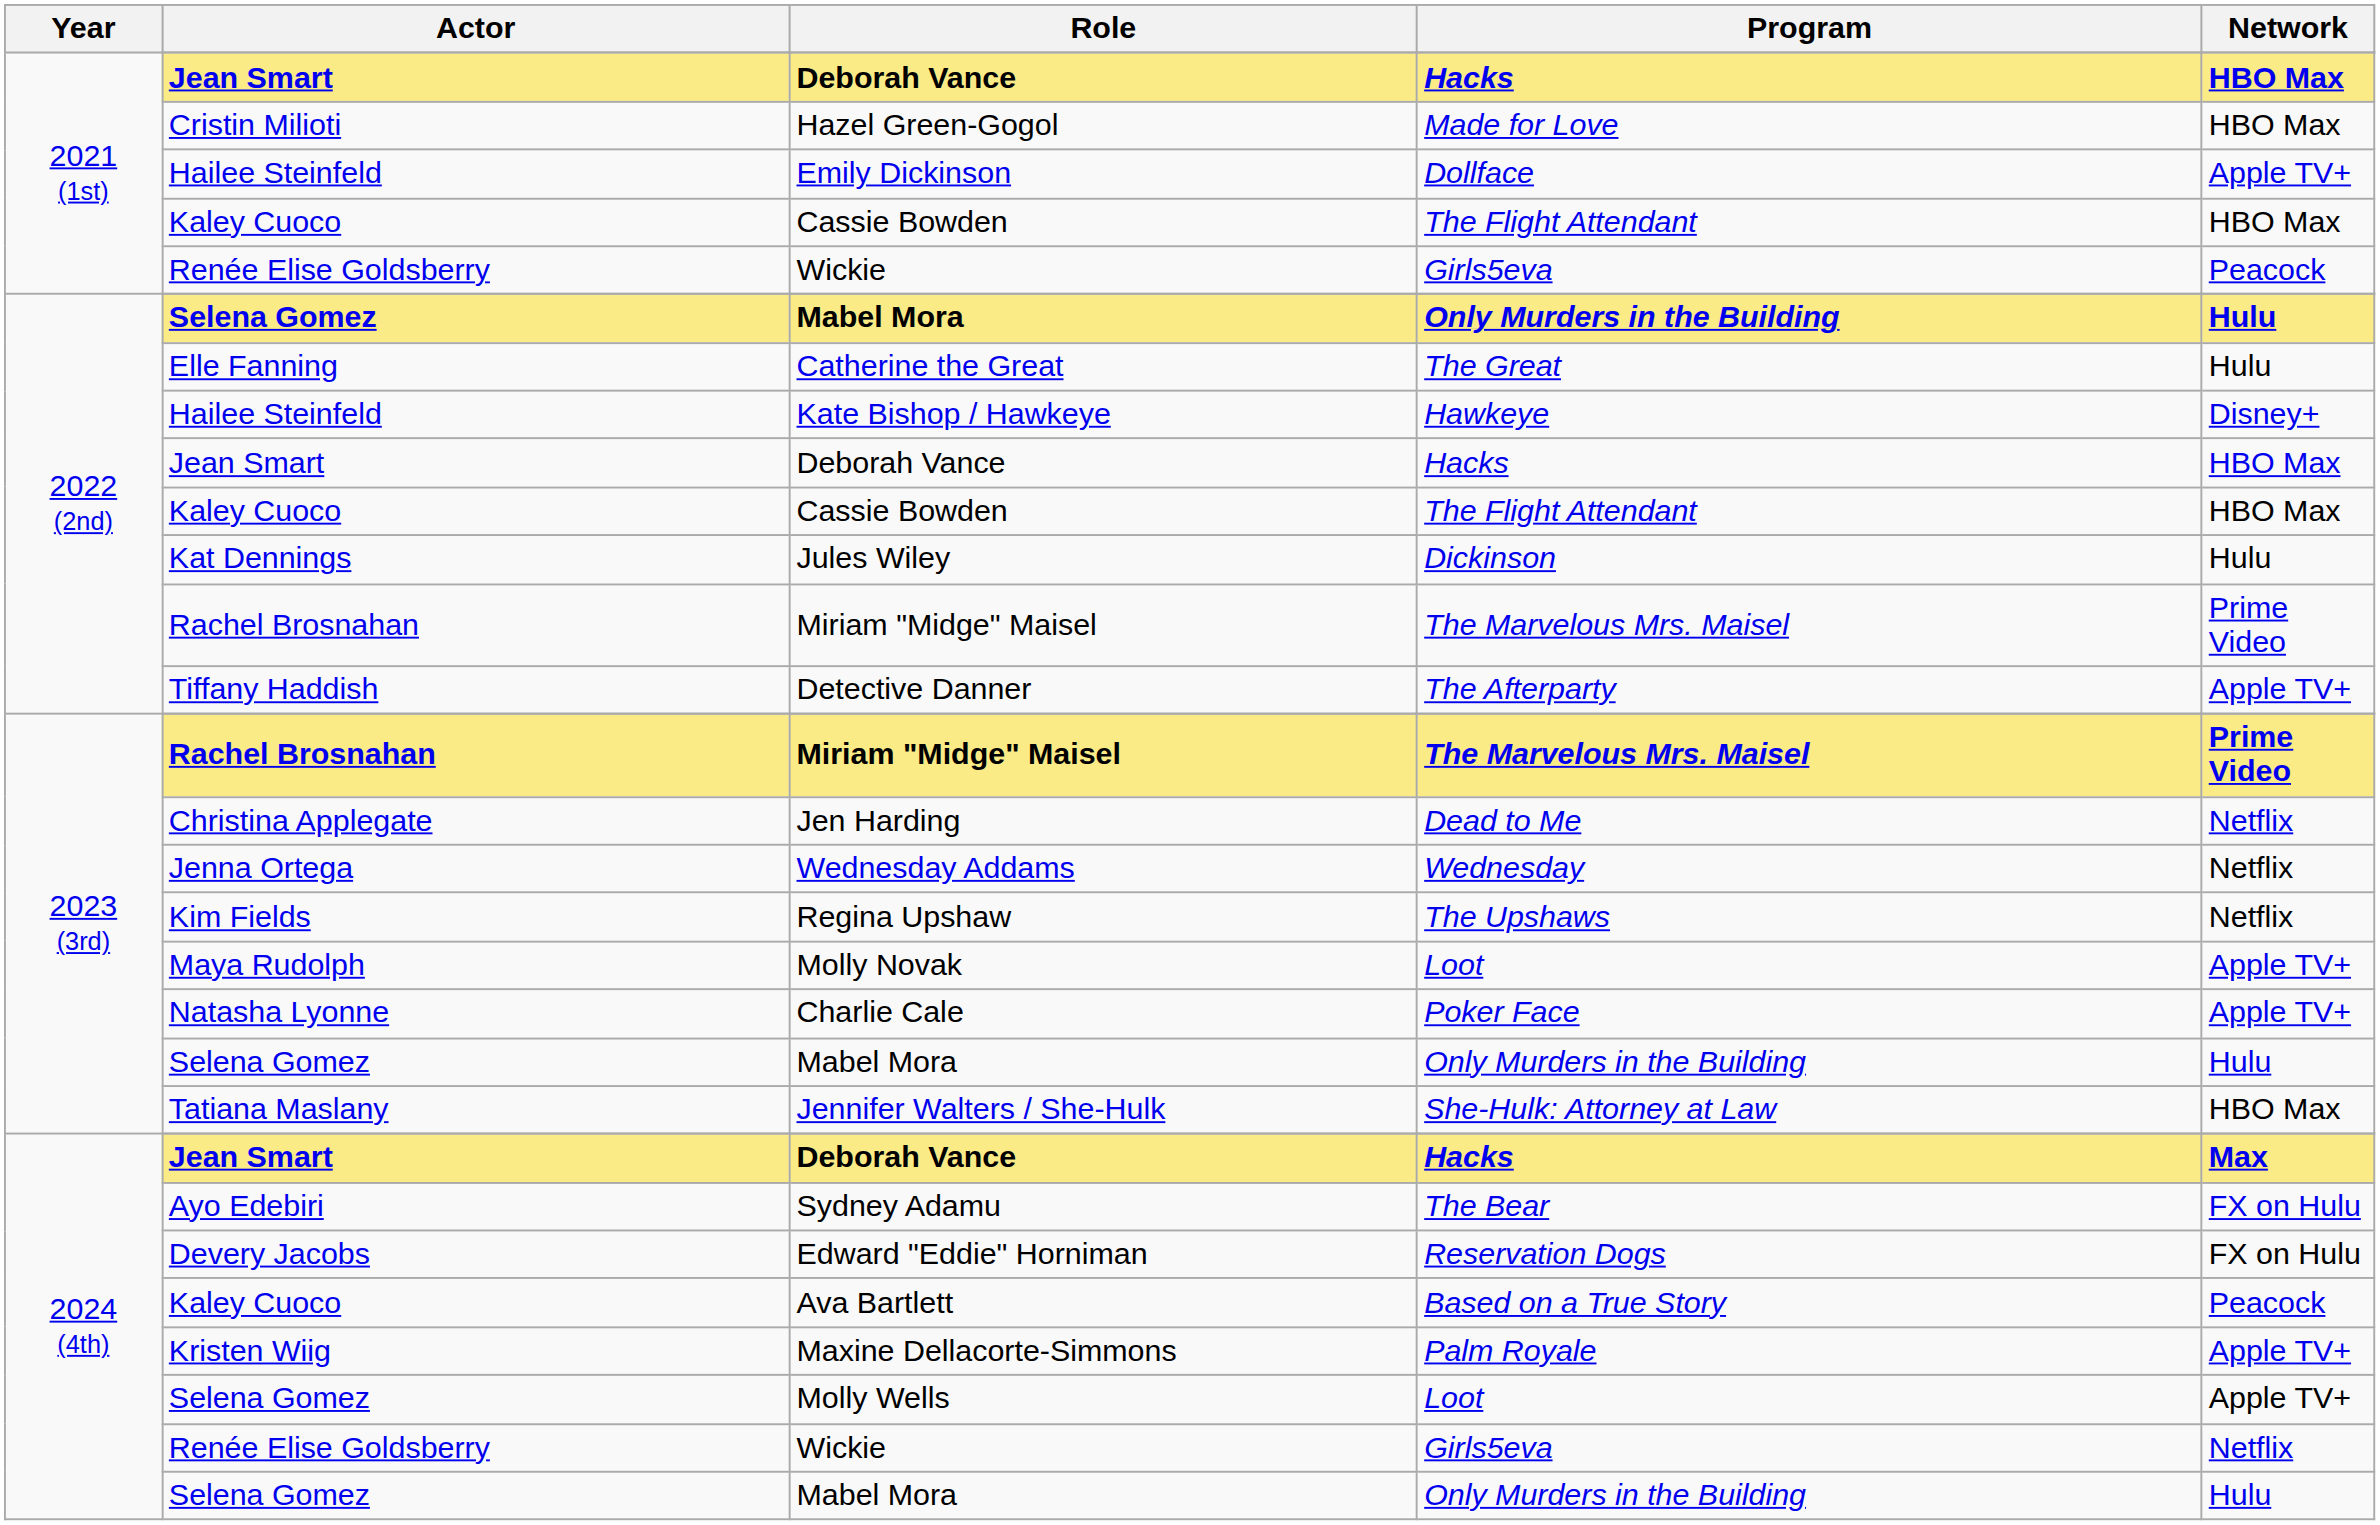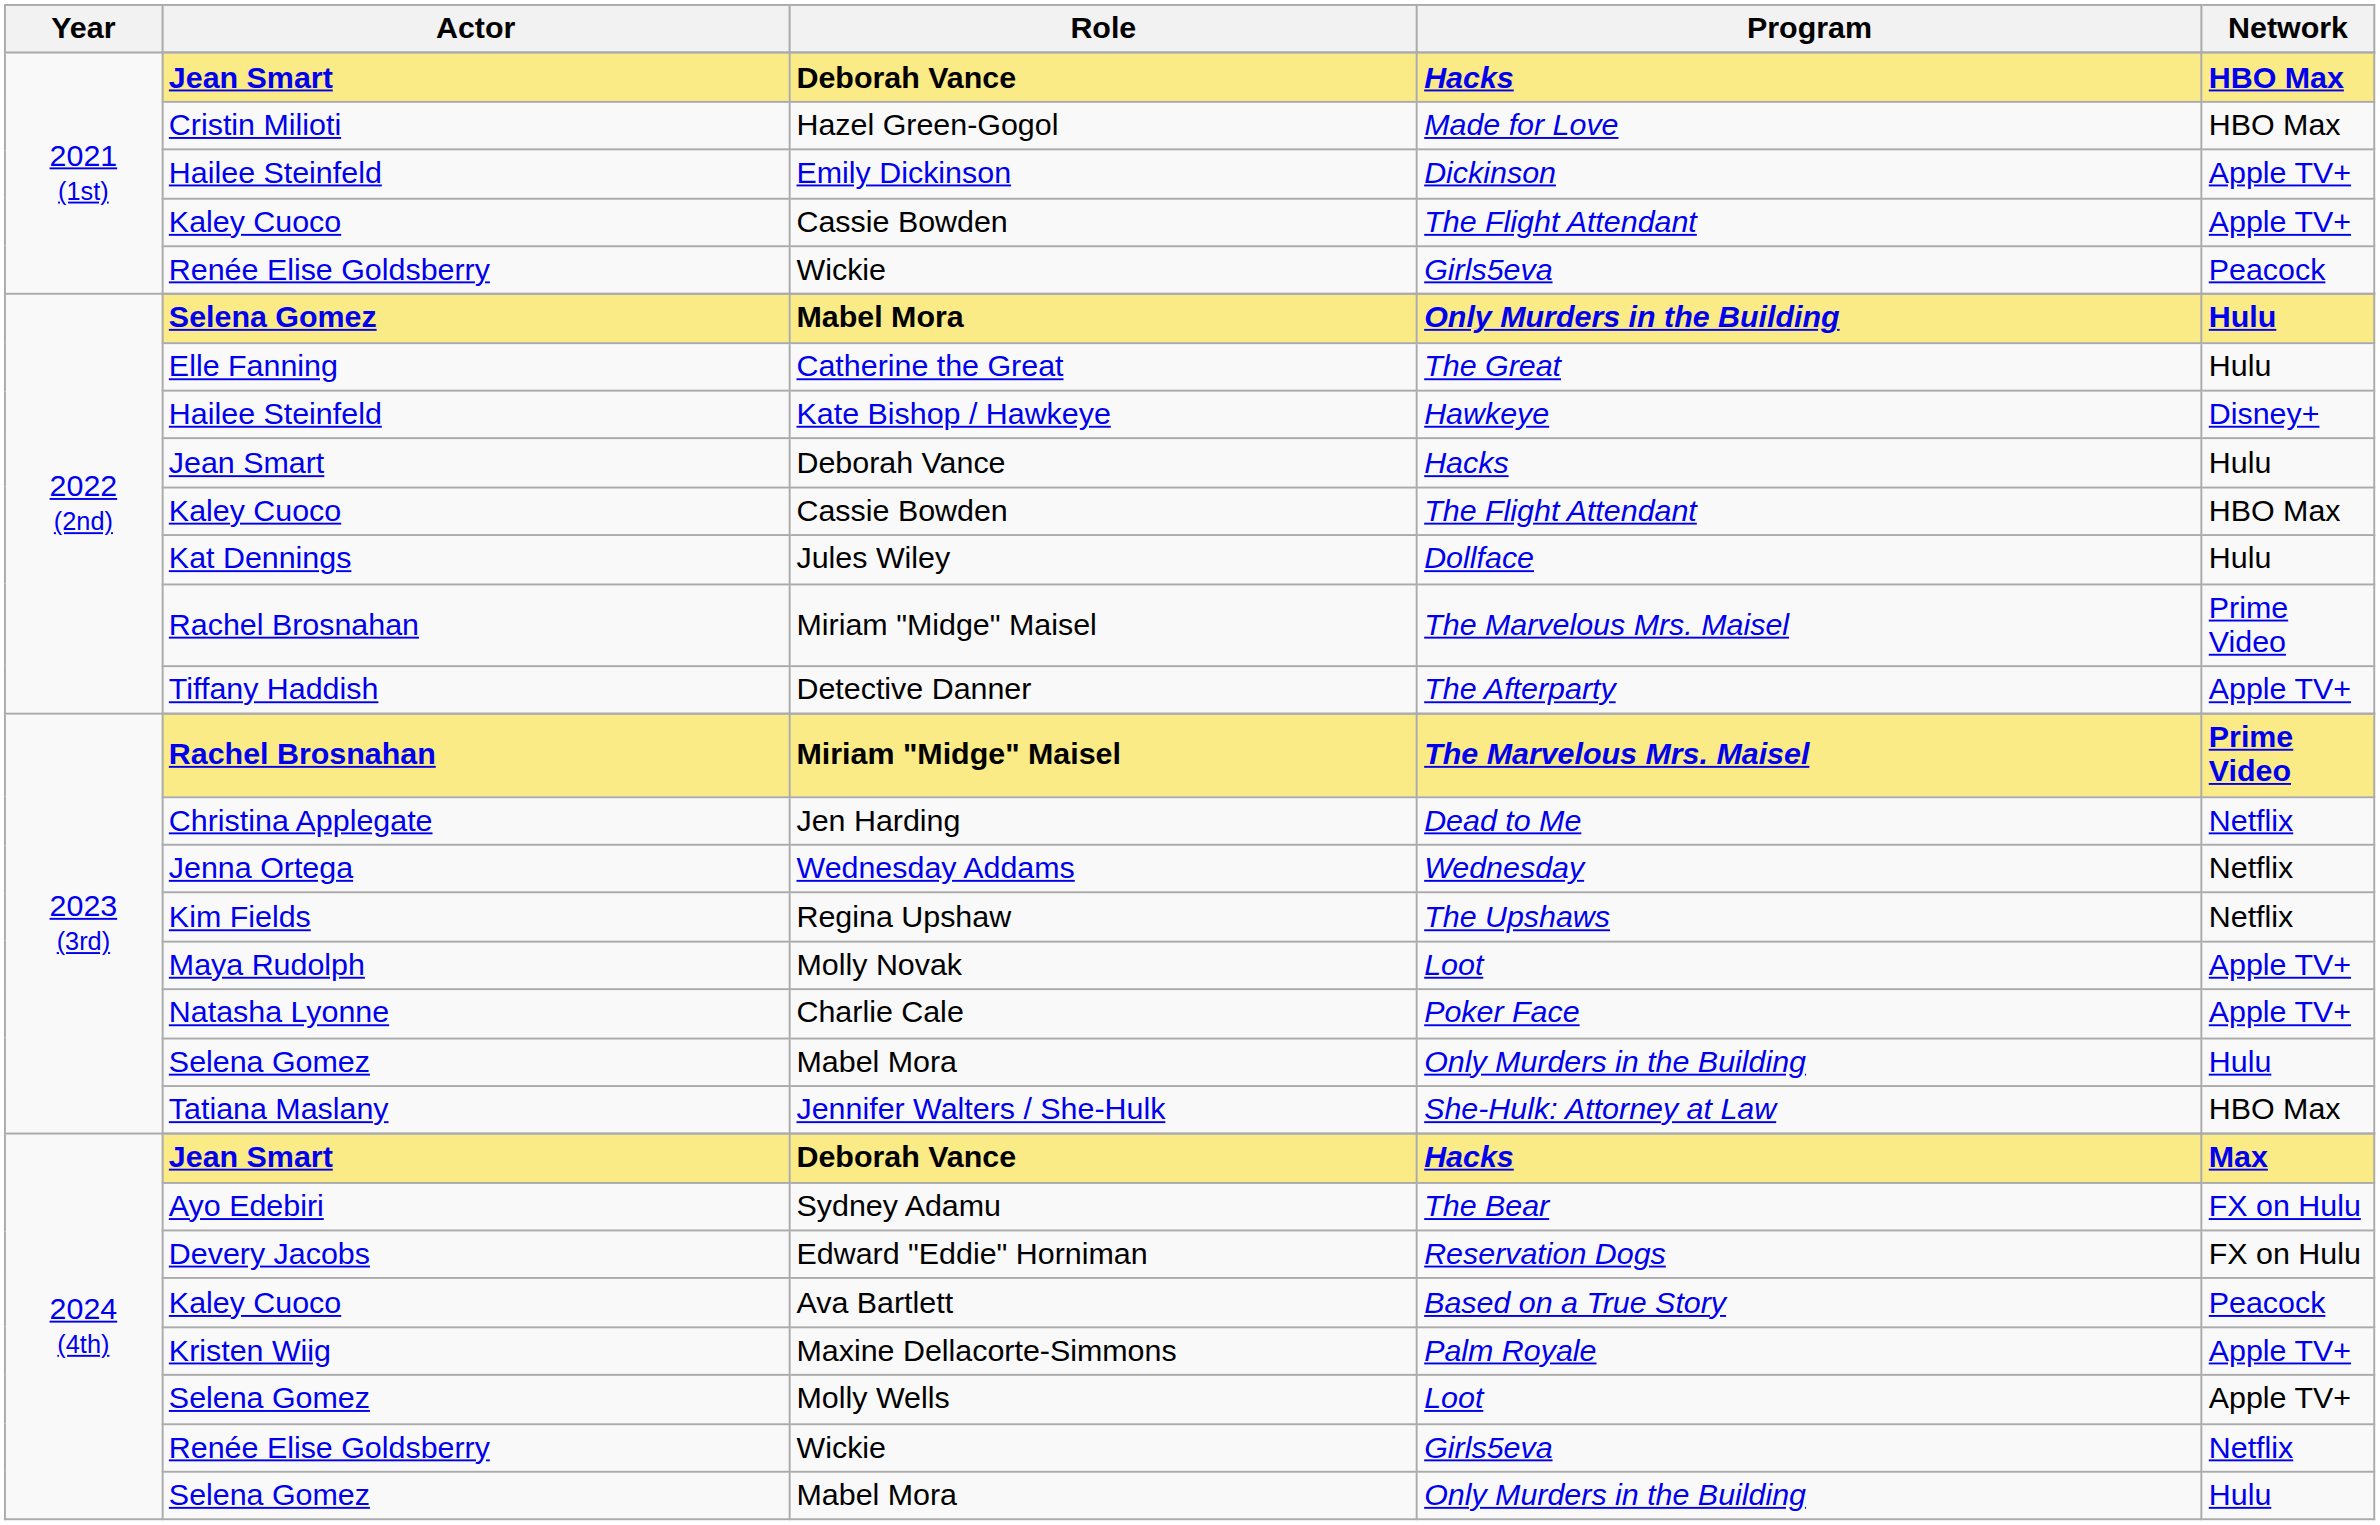(1479, 173) Dollface -> (1490, 173) Dickinson
(2275, 221) HBO Max -> (2280, 221) Apple TV+
(2275, 462) HBO Max -> (2240, 462) Hulu
(1490, 558) Dickinson -> (1479, 558) Dollface
